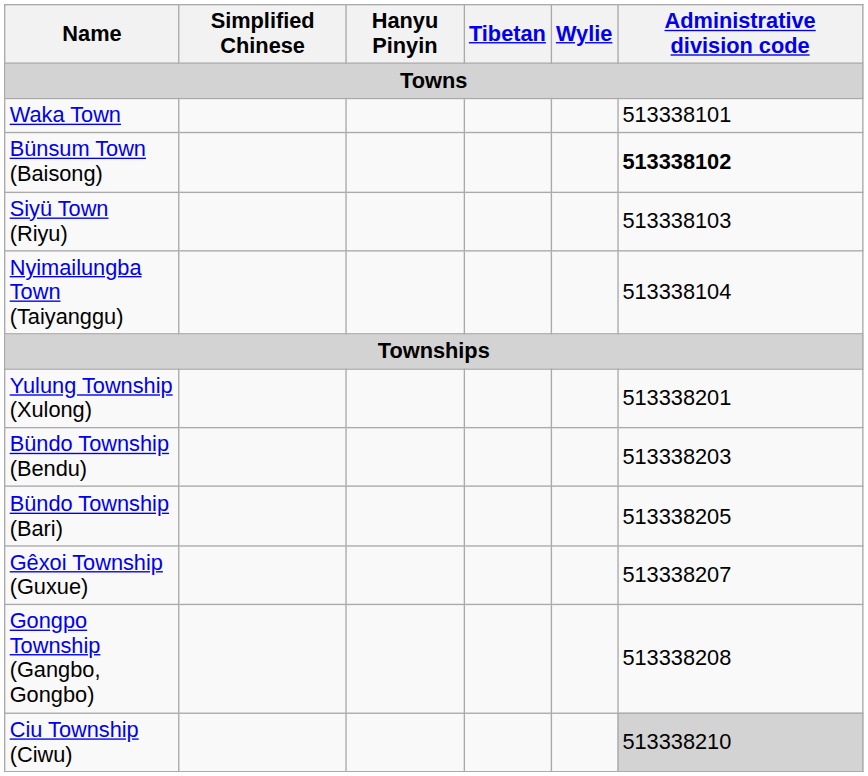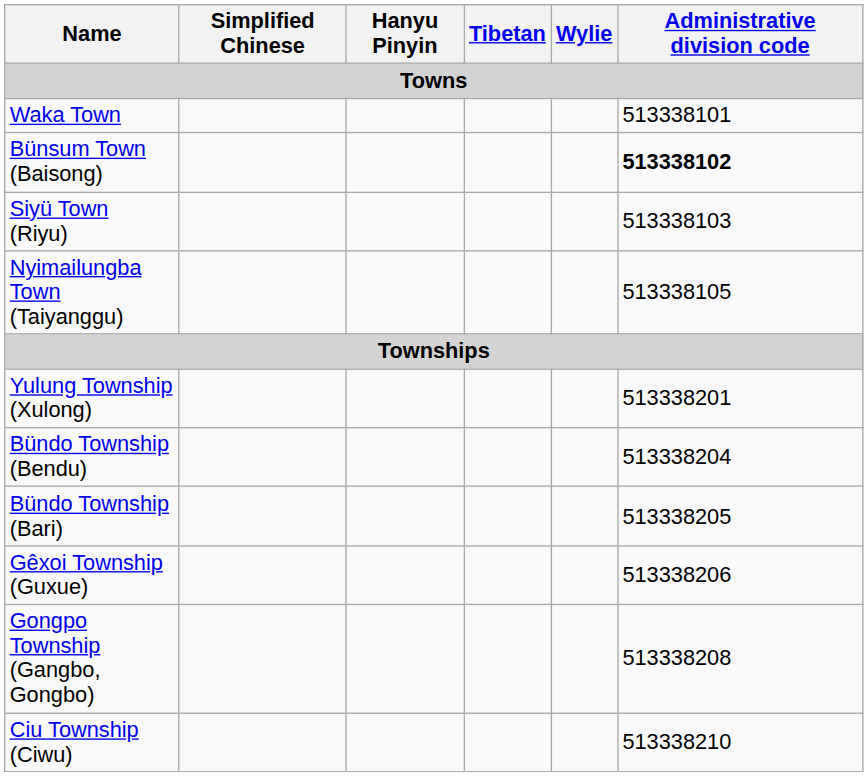(677, 292) 513338104 -> (677, 292) 513338105
(677, 456) 513338203 -> (677, 456) 513338204
(677, 574) 513338207 -> (677, 574) 513338206
(677, 741) lightgrey background -> (677, 741) no background
